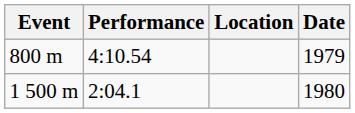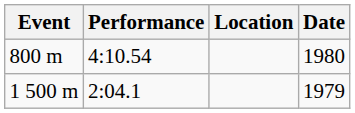(324, 56) 1979 -> (324, 56) 1980
(324, 91) 1980 -> (324, 91) 1979
